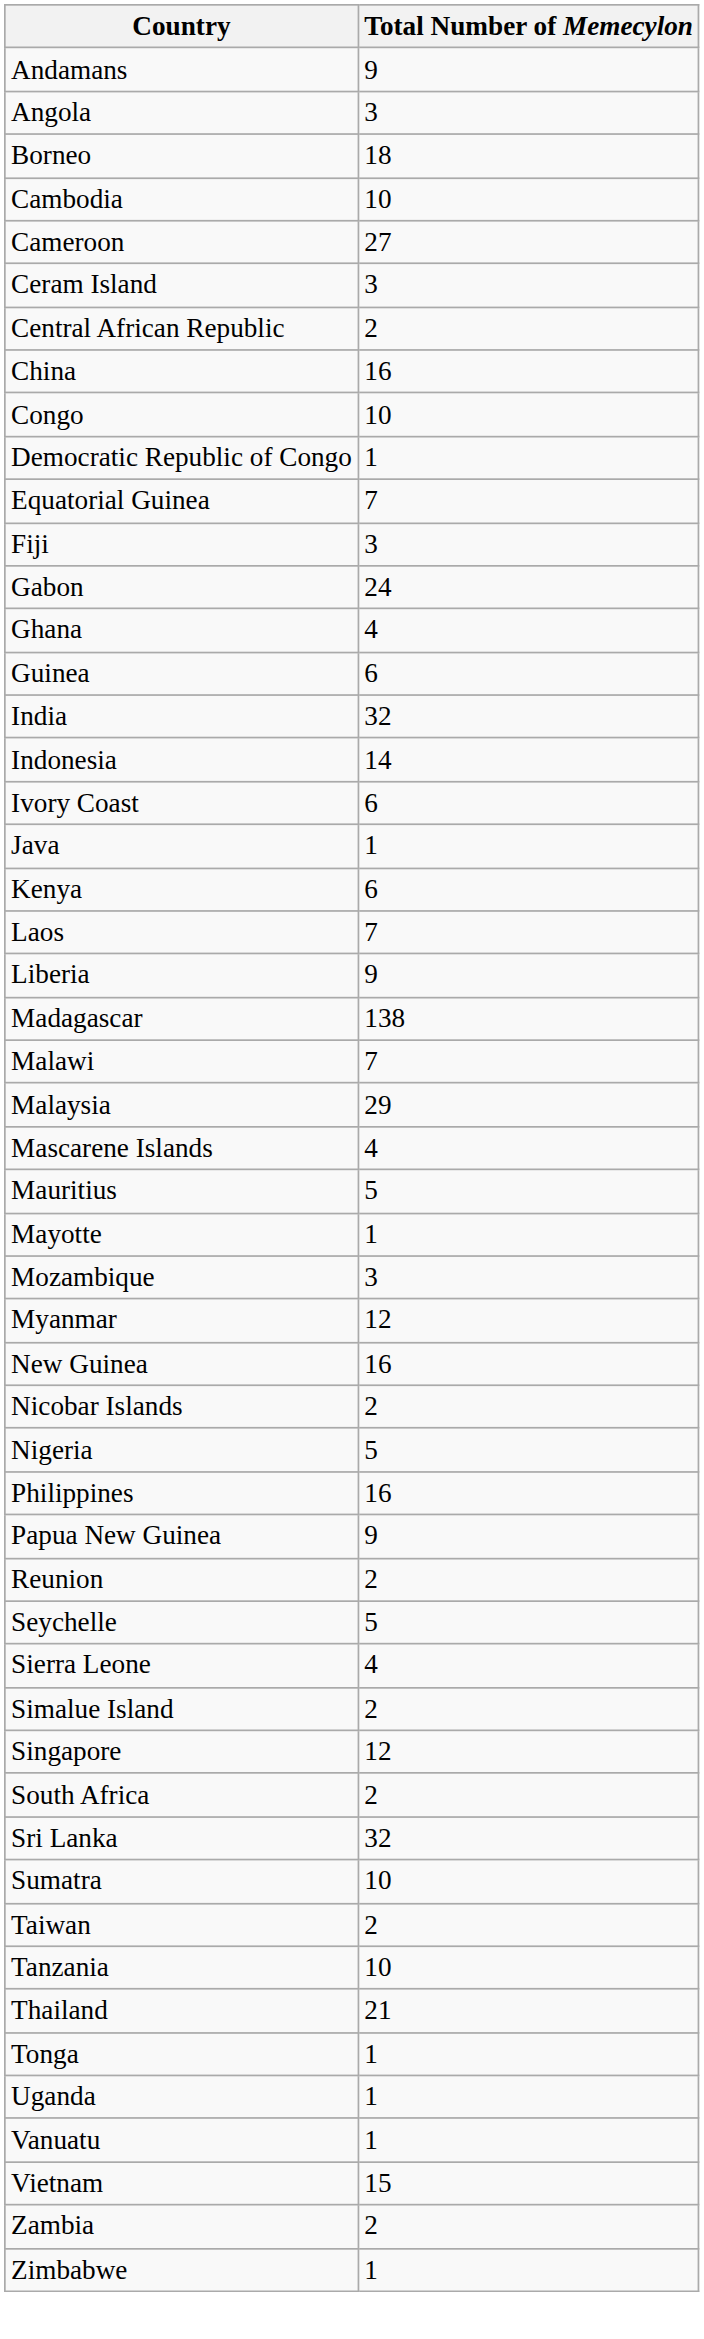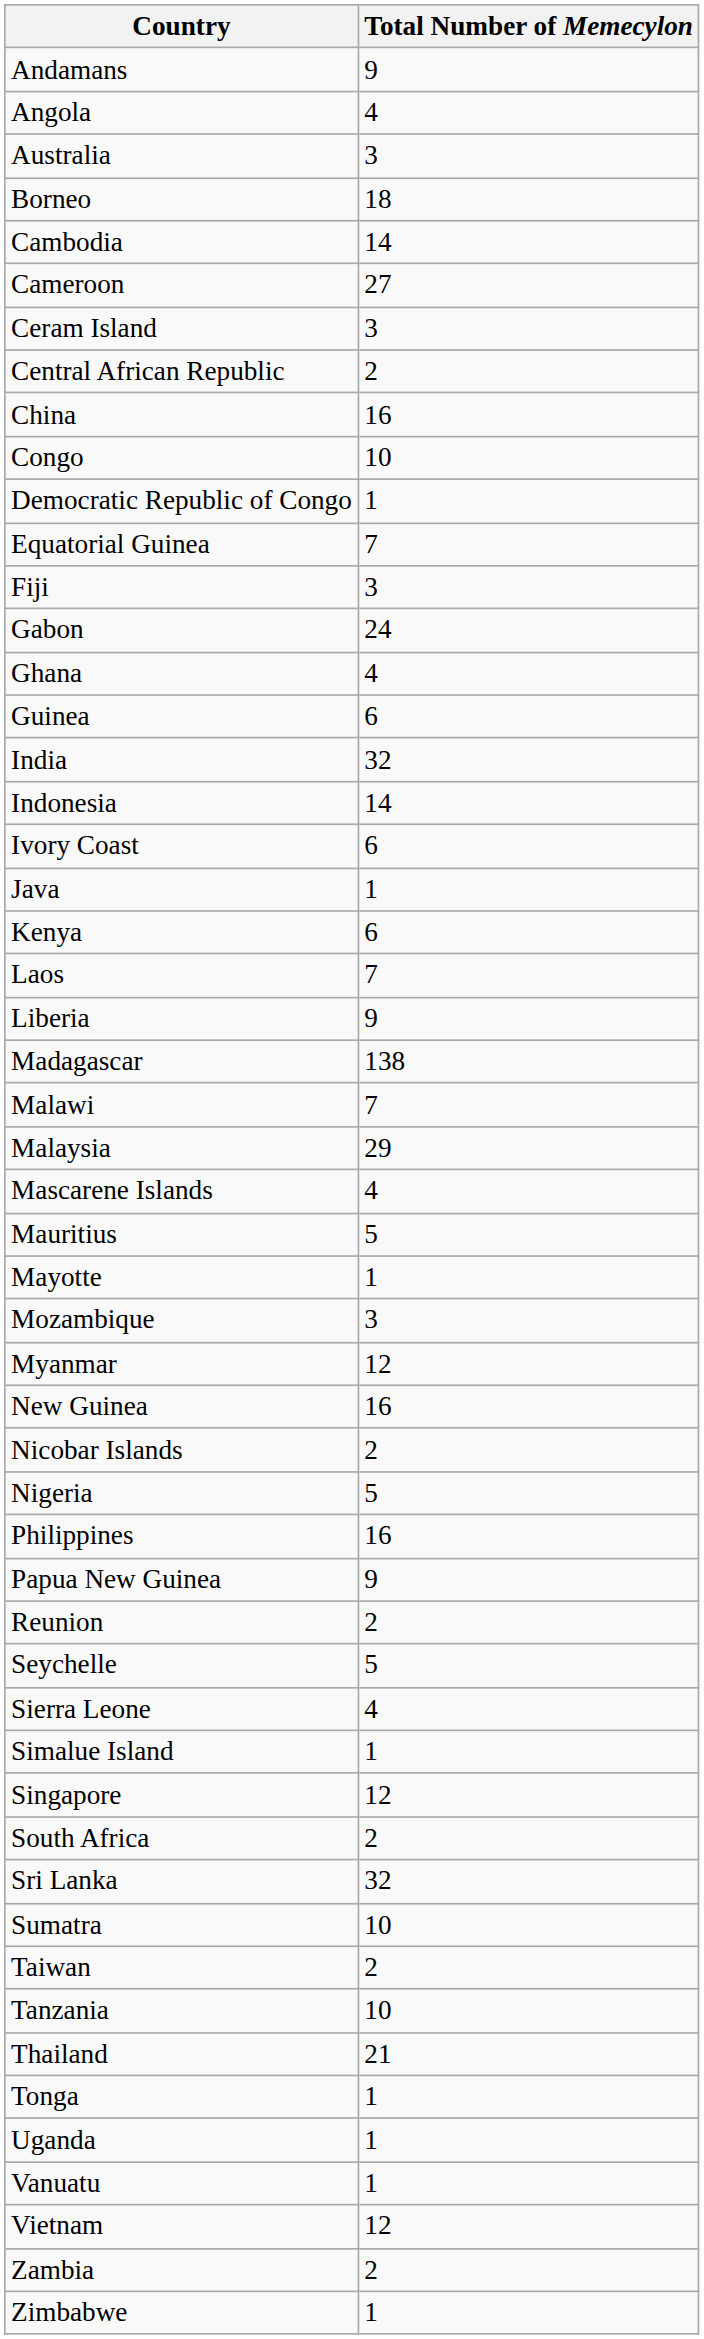(371, 112) 3 -> (371, 112) 4
+ row: (61, 155)
(378, 198) 10 -> (378, 241) 14
(371, 1708) 2 -> (371, 1751) 1
(378, 2182) 15 -> (378, 2226) 12
